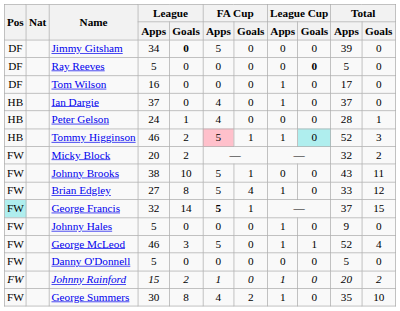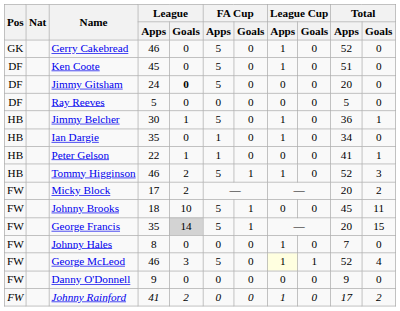+ row: (90, 48)
+ row: (76, 66)
(154, 48) 34 -> (154, 84) 24
(346, 48) 39 -> (346, 84) 20
(314, 66) bold -> (314, 102) normal
- row: (79, 84)
+ row: (86, 119)
(154, 102) 37 -> (154, 137) 35
(218, 102) 4 -> (218, 137) 1
(346, 102) 37 -> (346, 137) 34
(154, 119) 24 -> (154, 155) 22
(218, 119) 4 -> (218, 155) 1
(346, 119) 28 -> (346, 155) 41
(218, 137) pink background -> (218, 173) no background
(314, 137) paleturquoise background -> (314, 173) no background
(154, 155) 20 -> (154, 191) 17
(346, 155) 32 -> (346, 191) 20
(154, 173) 38 -> (154, 208) 18
(346, 173) 43 -> (346, 208) 45
- row: (81, 191)
(15, 208) paleturquoise background -> (15, 226) no background
(154, 208) 32 -> (154, 226) 35
(186, 208) no background -> (186, 226) lightgrey background
(218, 208) bold -> (218, 226) normal
(346, 208) 37 -> (346, 226) 20
(154, 226) 5 -> (154, 244) 8
(346, 226) 9 -> (346, 244) 7
(283, 244) no background -> (283, 262) lightyellow background
(154, 262) 5 -> (154, 279) 9
(346, 262) 5 -> (346, 279) 9
(154, 279) 15 -> (154, 297) 41
(218, 279) 1 -> (218, 297) 0
(346, 279) 20 -> (346, 297) 17
- row: (90, 297)
